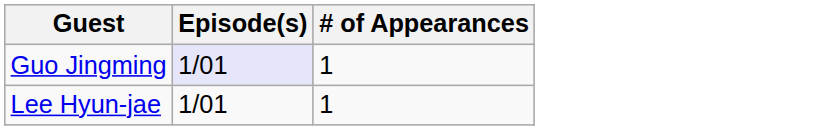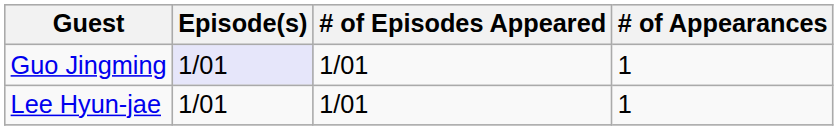+ column: (463, 24)
